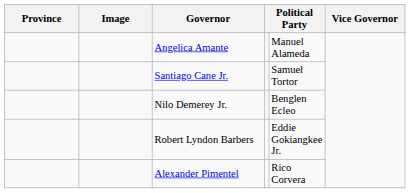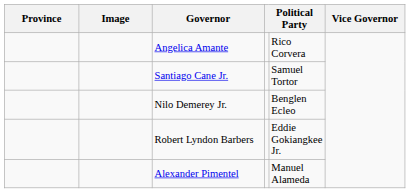(290, 47) Manuel Alameda -> (288, 47) Rico Corvera
(288, 173) Rico Corvera -> (290, 173) Manuel Alameda
